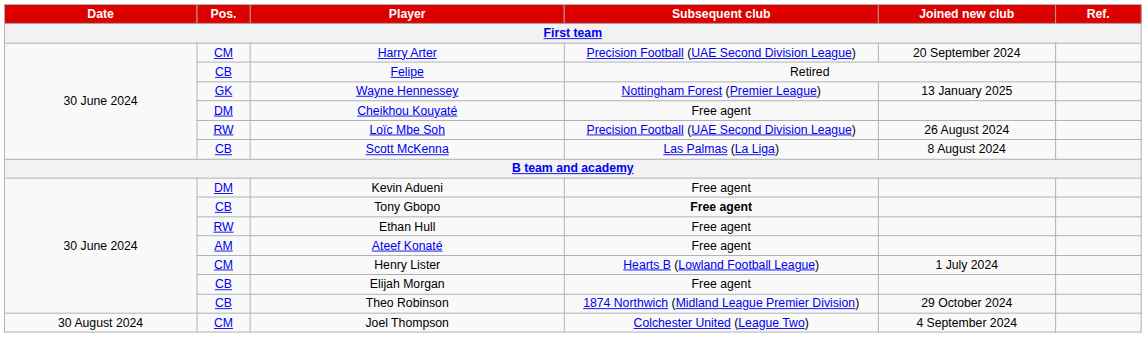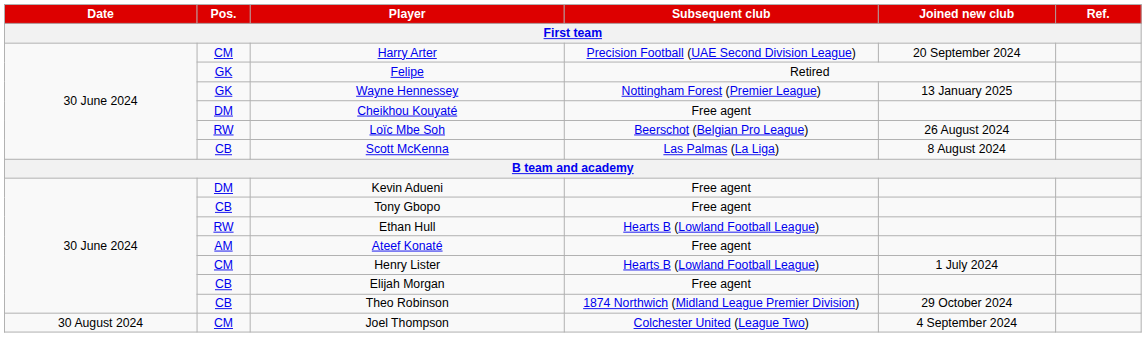(223, 72) CB -> (223, 72) GK
(721, 129) Precision Football (UAE Second Division League) -> (721, 129) Beerschot (Belgian Pro League)
(721, 207) bold -> (721, 207) normal
(721, 226) Free agent -> (721, 226) Hearts B (Lowland Football League)
